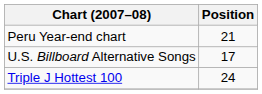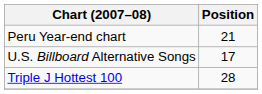(228, 78) 24 -> (228, 78) 28
